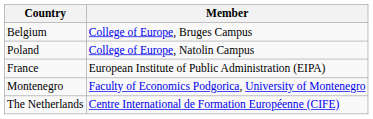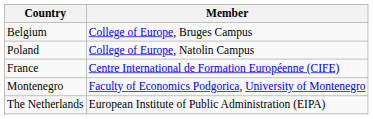(207, 68) European Institute of Public Administration (EIPA) -> (214, 68) Centre International de Formation Européenne (CIFE)
(214, 104) Centre International de Formation Européenne (CIFE) -> (207, 104) European Institute of Public Administration (EIPA)
